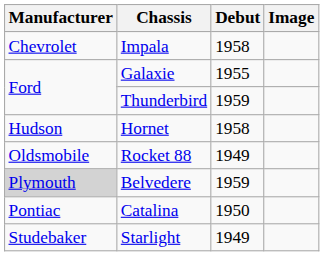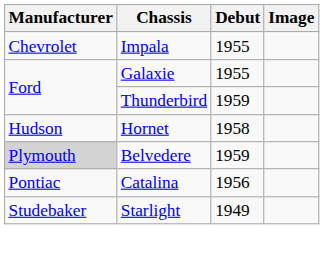(232, 45) 1958 -> (232, 45) 1955
- row: (156, 155)
(232, 210) 1950 -> (232, 182) 1956
